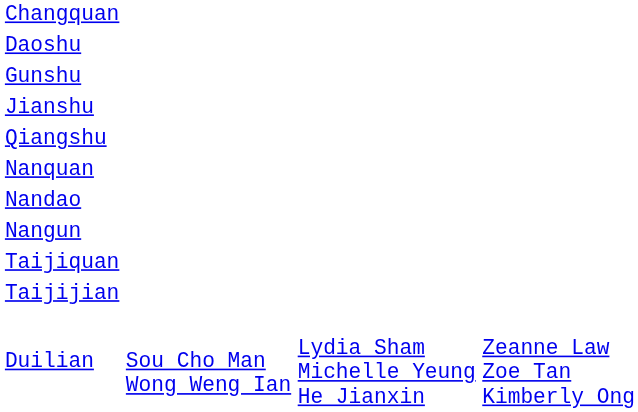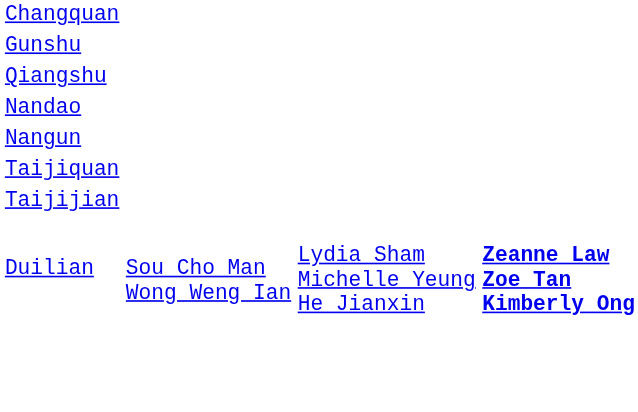- row: (43, 45)
- row: (49, 107)
- row: (49, 169)
(559, 373) normal -> (559, 280) bold
